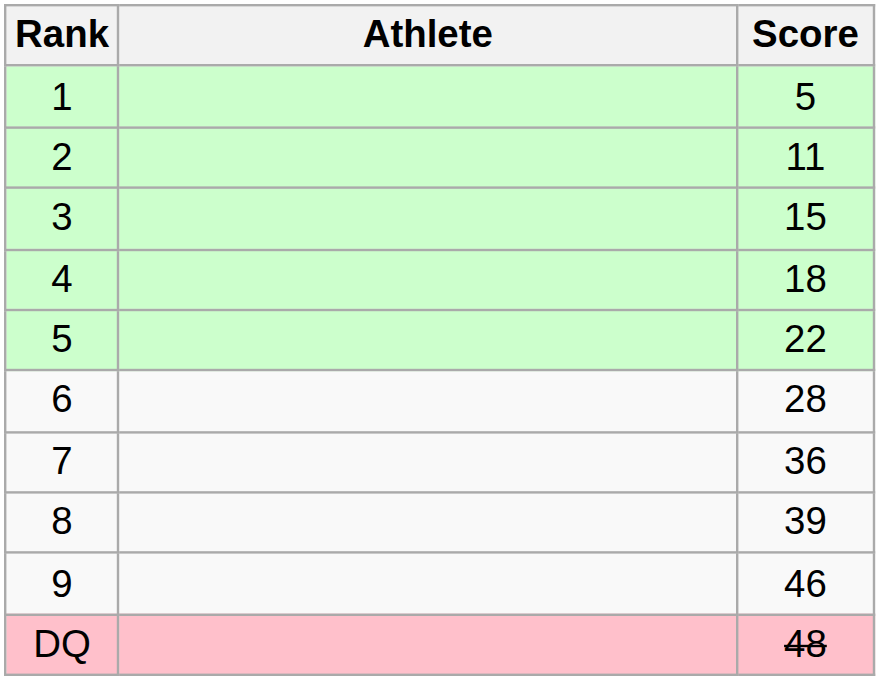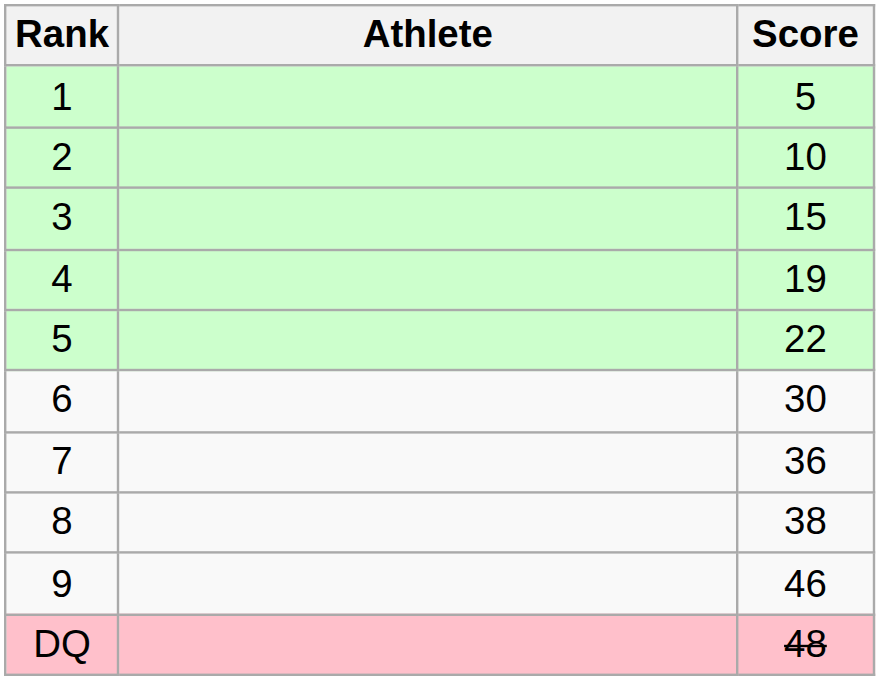(805, 156) 11 -> (805, 156) 10
(805, 278) 18 -> (805, 278) 19
(805, 400) 28 -> (805, 400) 30
(805, 522) 39 -> (805, 522) 38
